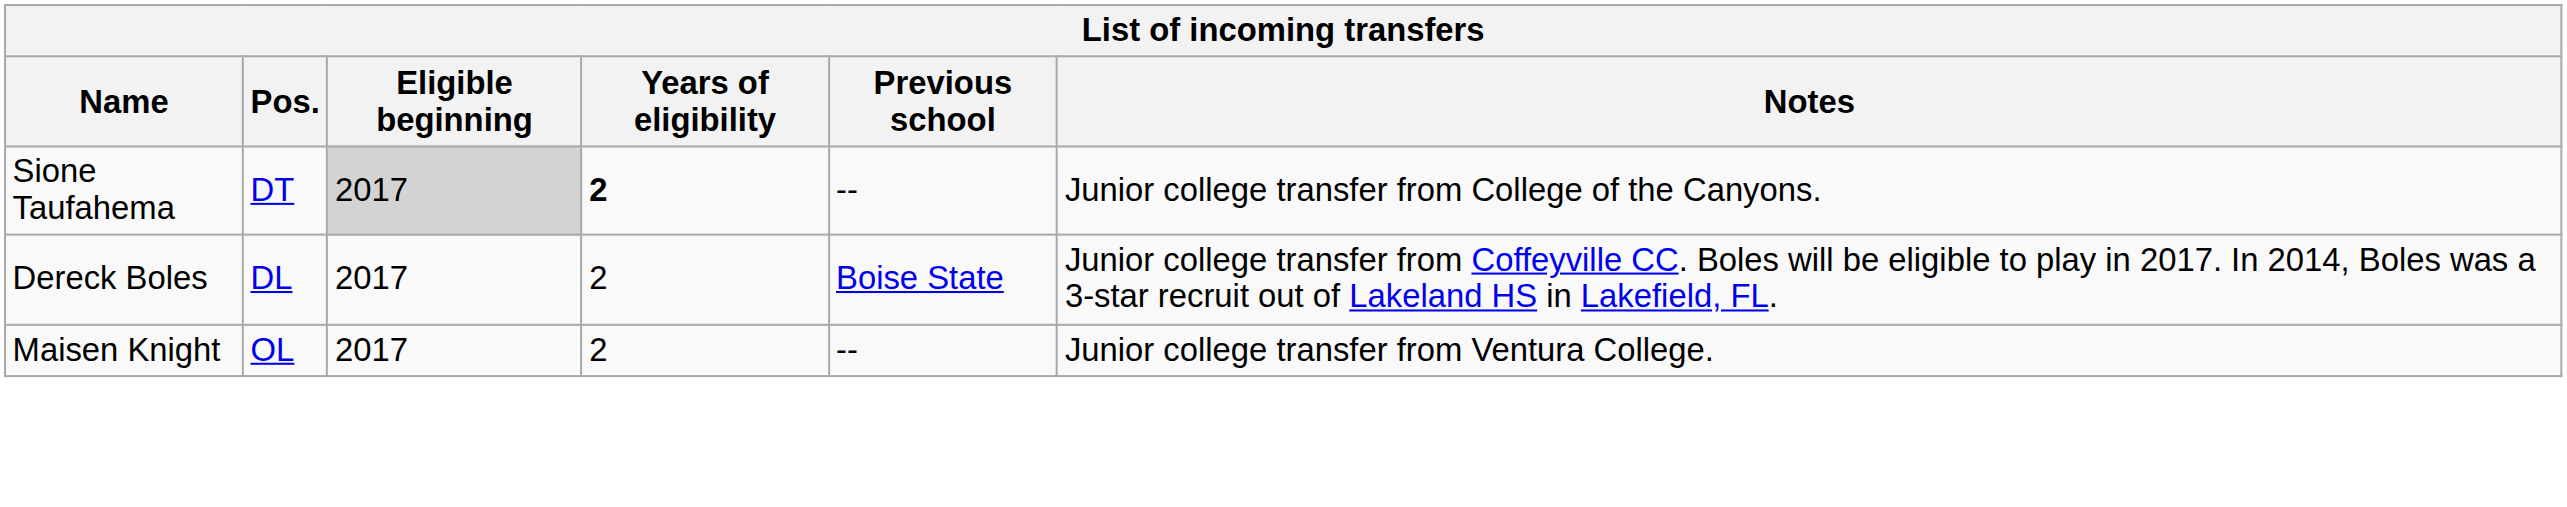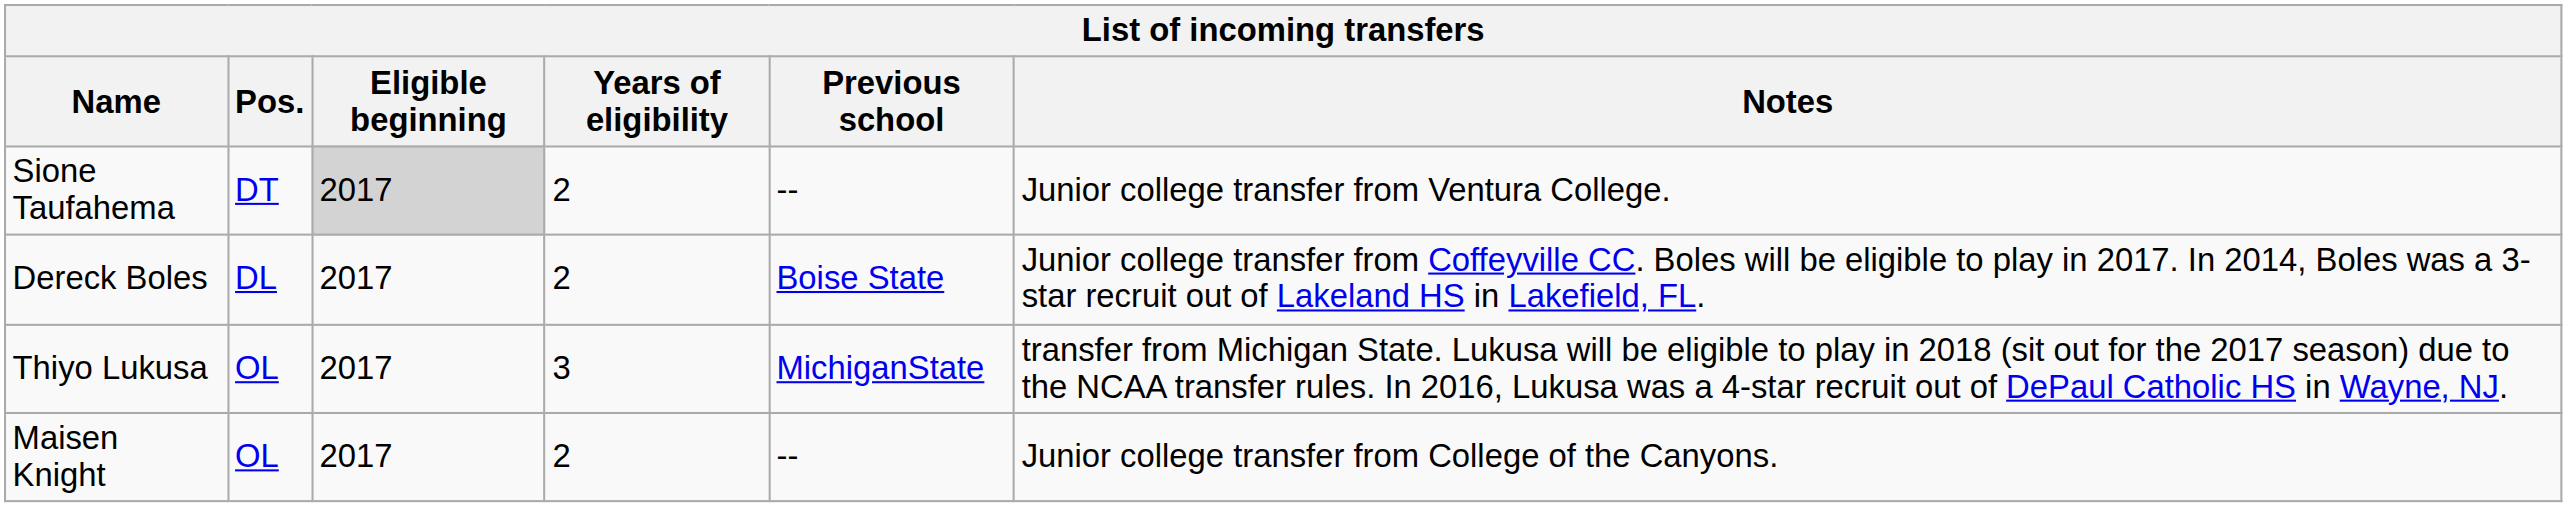(598, 189) bold -> (562, 189) normal
(1443, 189) Junior college transfer from College of the Canyons. -> (1346, 189) Junior college transfer from Ventura College.
+ row: (110, 367)
(1389, 349) Junior college transfer from Ventura College. -> (1400, 456) Junior college transfer from College of the Canyons.
